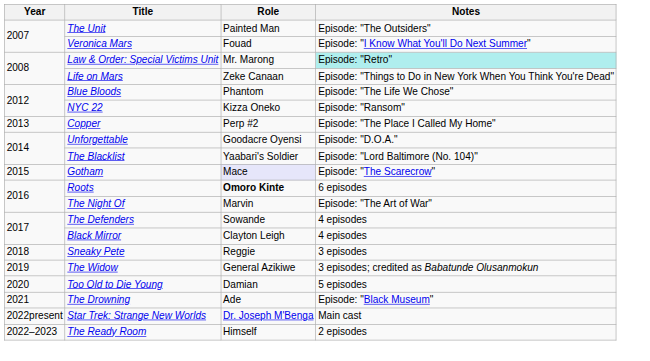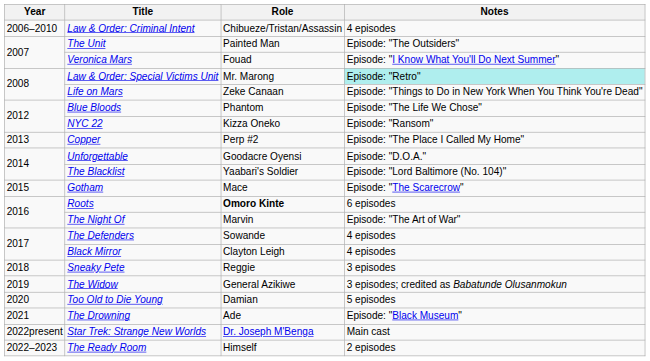+ row: (131, 28)
(235, 172) lavender background -> (235, 188) no background
